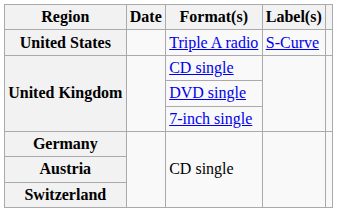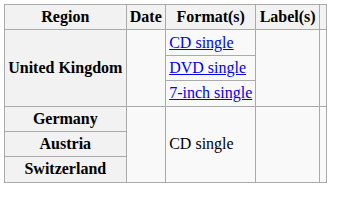- row: (65, 42)
